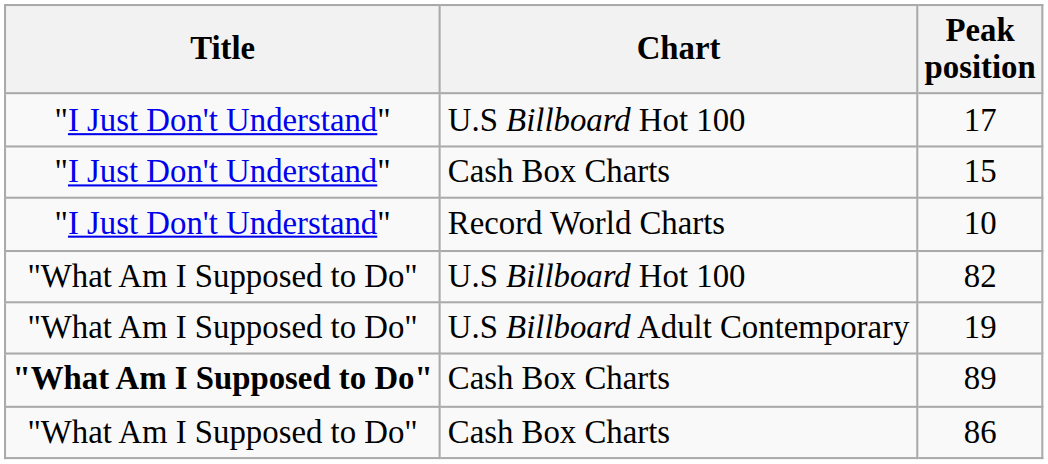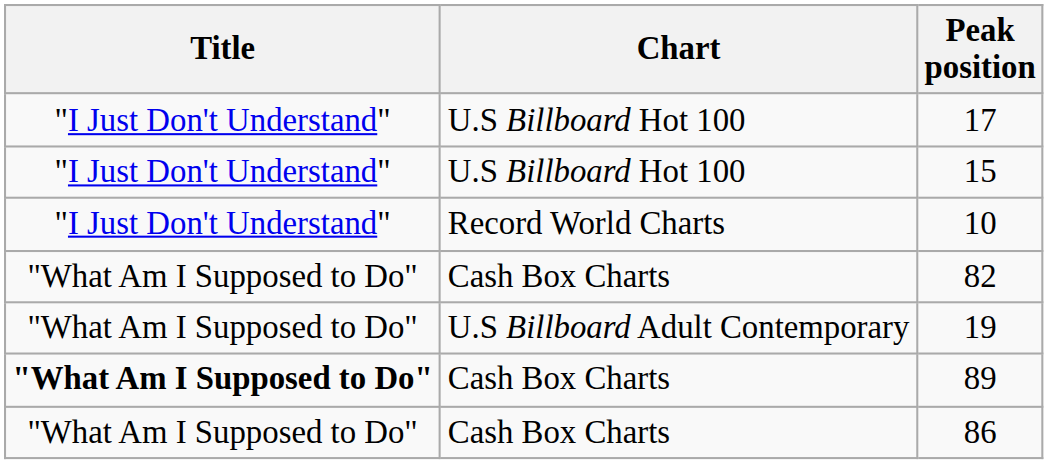(559, 171) Cash Box Charts -> (597, 171) U.S Billboard Hot 100
(597, 275) U.S Billboard Hot 100 -> (559, 275) Cash Box Charts
